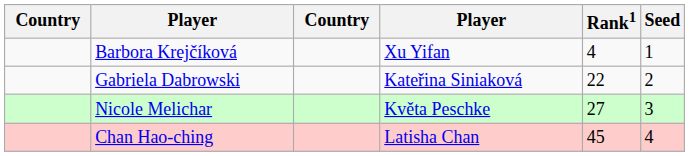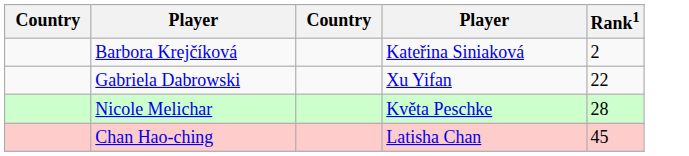- column: (662, 21)
(417, 51) Xu Yifan -> (455, 51) Kateřina Siniaková
(591, 51) 4 -> (595, 51) 2
(453, 80) Kateřina Siniaková -> (419, 80) Xu Yifan
(596, 108) 27 -> (599, 108) 28
